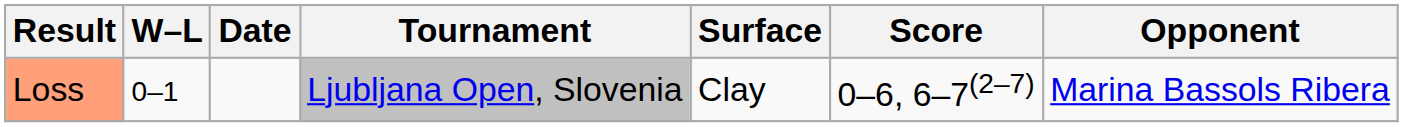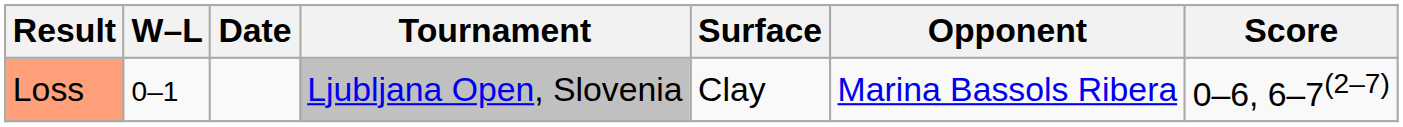columns swapped: (1220, 31) <-> (936, 31)
